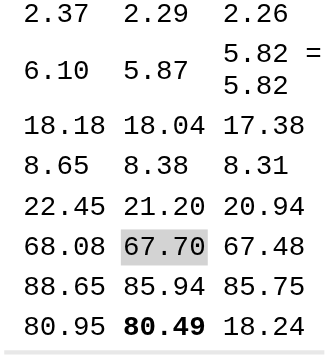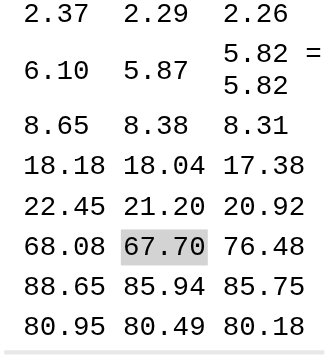rows swapped: (6, 167) <-> (6, 127)
(264, 207) 20.94 -> (264, 207) 20.92
(264, 247) 67.48 -> (264, 247) 76.48
(164, 328) bold -> (164, 328) normal
(264, 328) 18.24 -> (264, 328) 80.18
